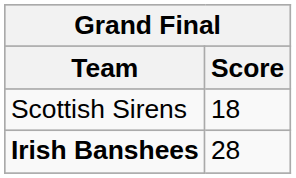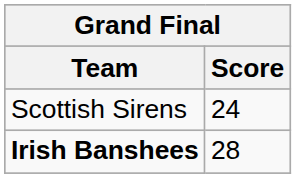(226, 109) 18 -> (226, 109) 24
